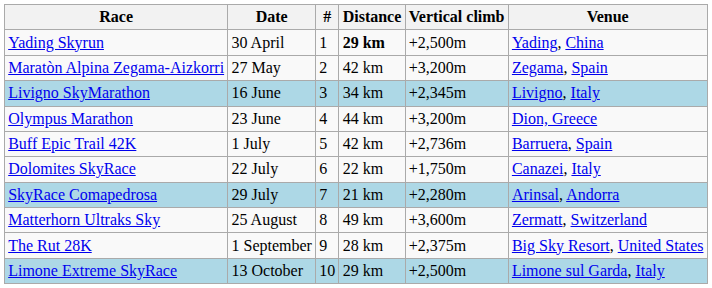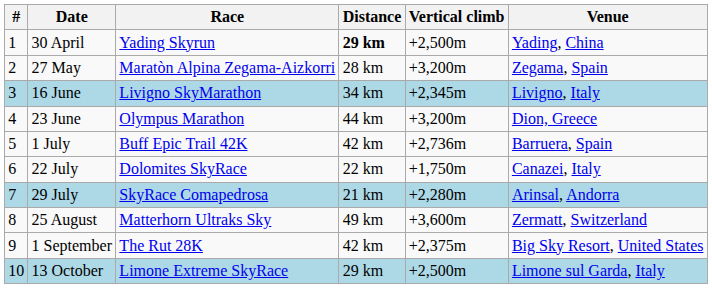columns swapped: (327, 17) <-> (116, 17)
(363, 67) 42 km -> (363, 67) 28 km
(363, 245) 28 km -> (363, 245) 42 km
